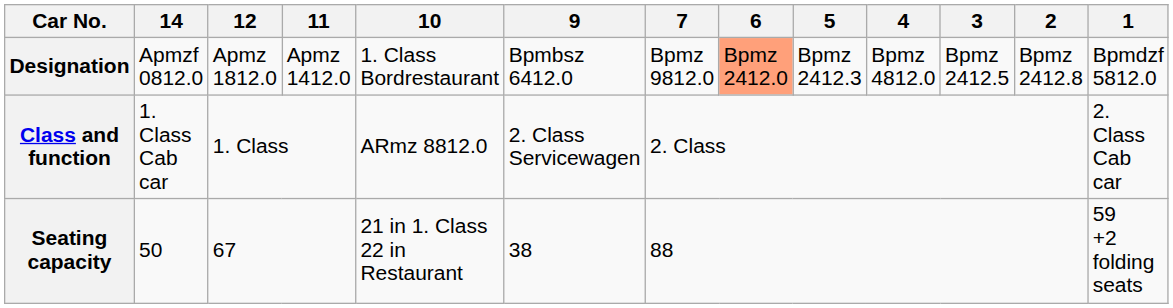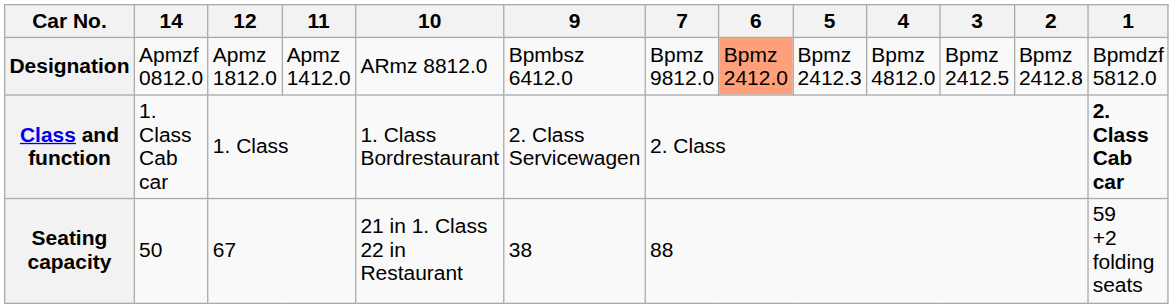(430, 66) 1. Class Bordrestaurant -> (424, 66) ARmz 8812.0
(424, 146) ARmz 8812.0 -> (430, 146) 1. Class Bordrestaurant
(1119, 146) normal -> (1121, 146) bold
